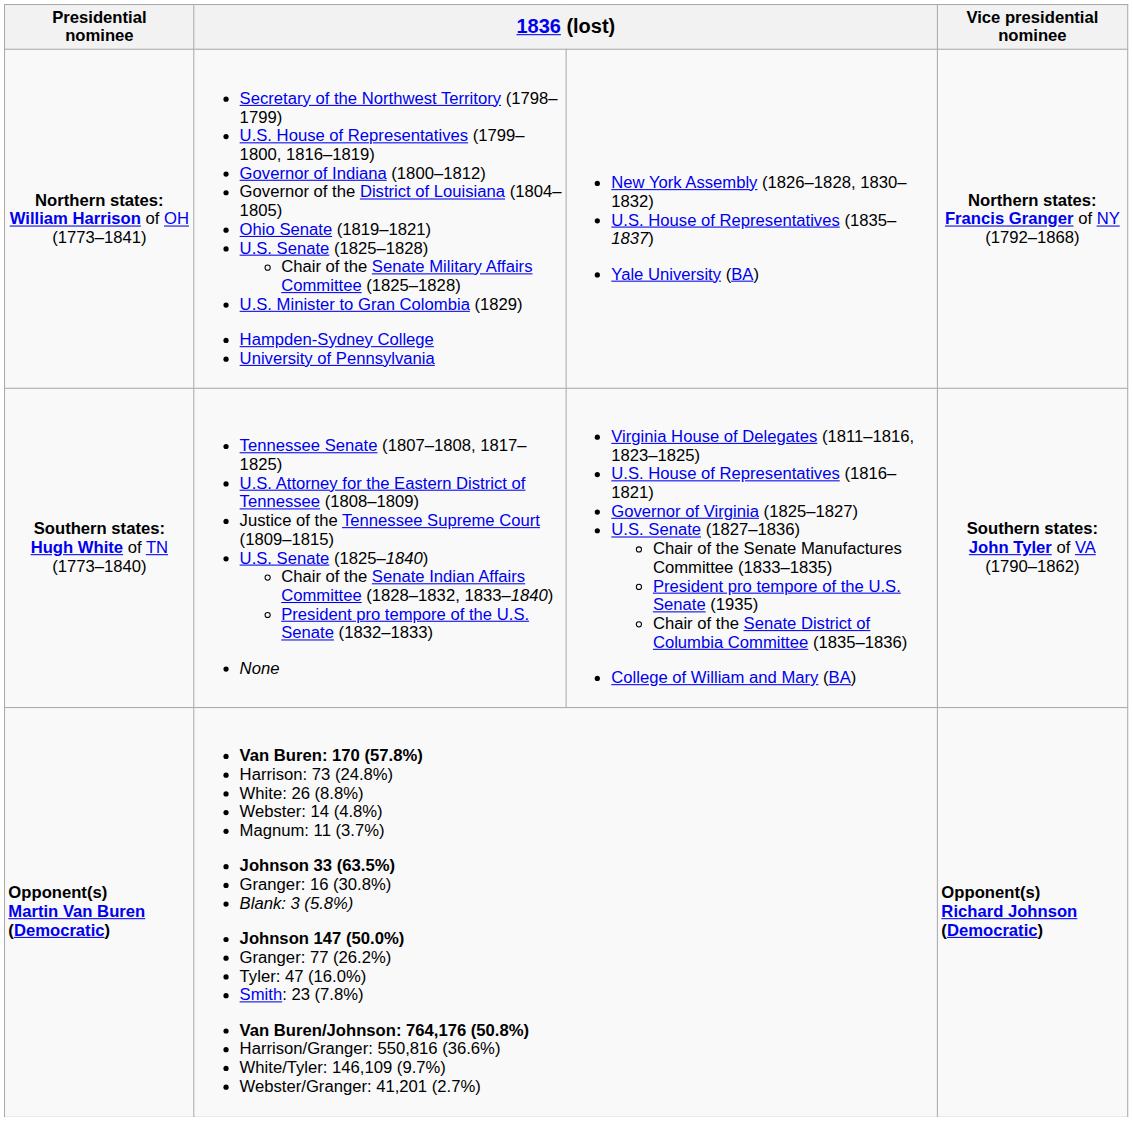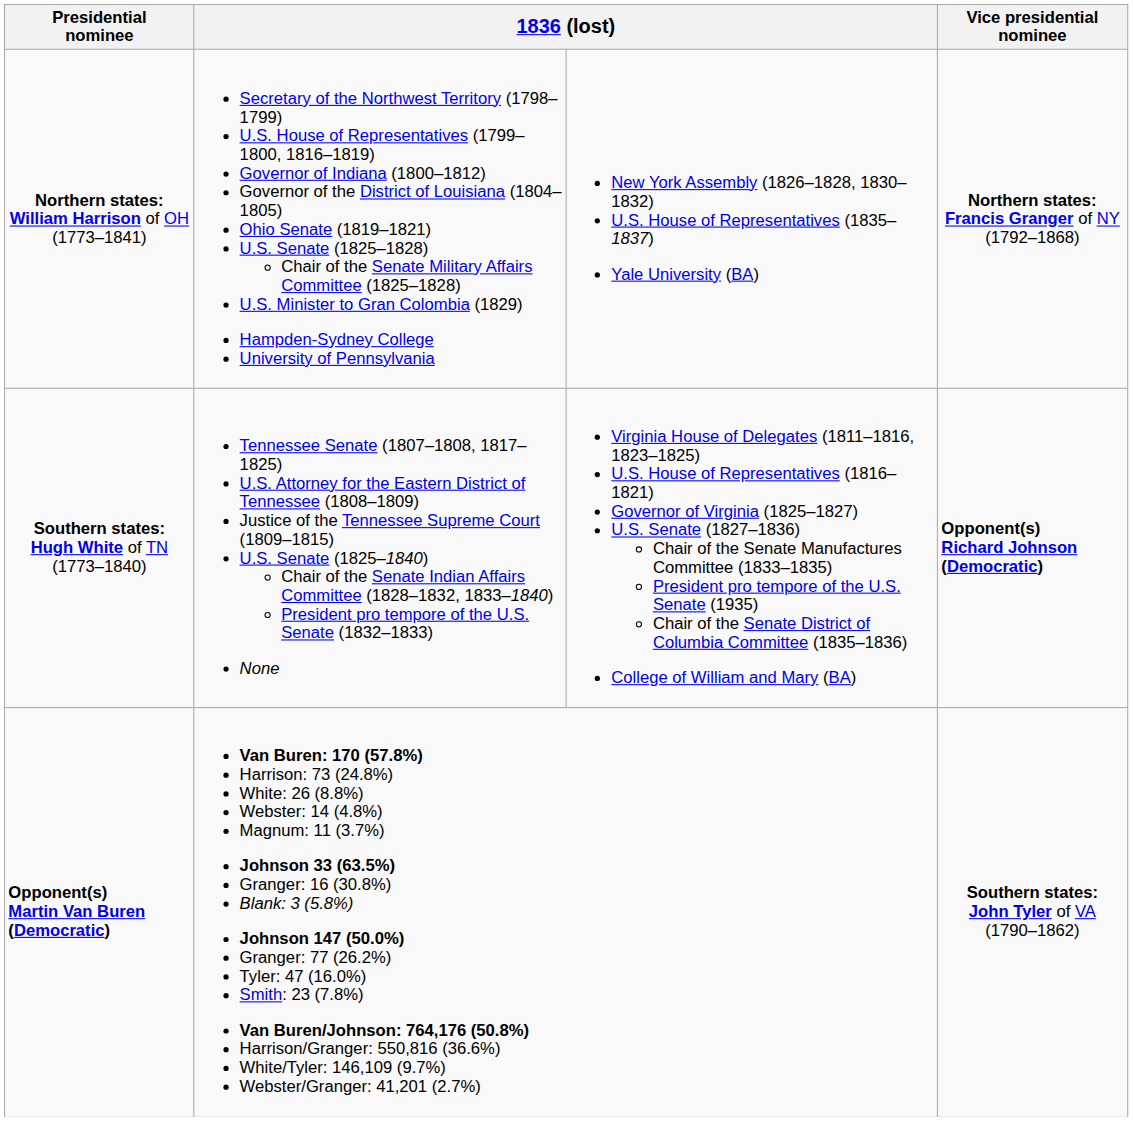(1032, 547) Southern states: John Tyler of VA (1790–1862) -> (1009, 547) Opponent(s) Richard Johnson (Democratic)
(1009, 912) Opponent(s) Richard Johnson (Democratic) -> (1032, 912) Southern states: John Tyler of VA (1790–1862)
